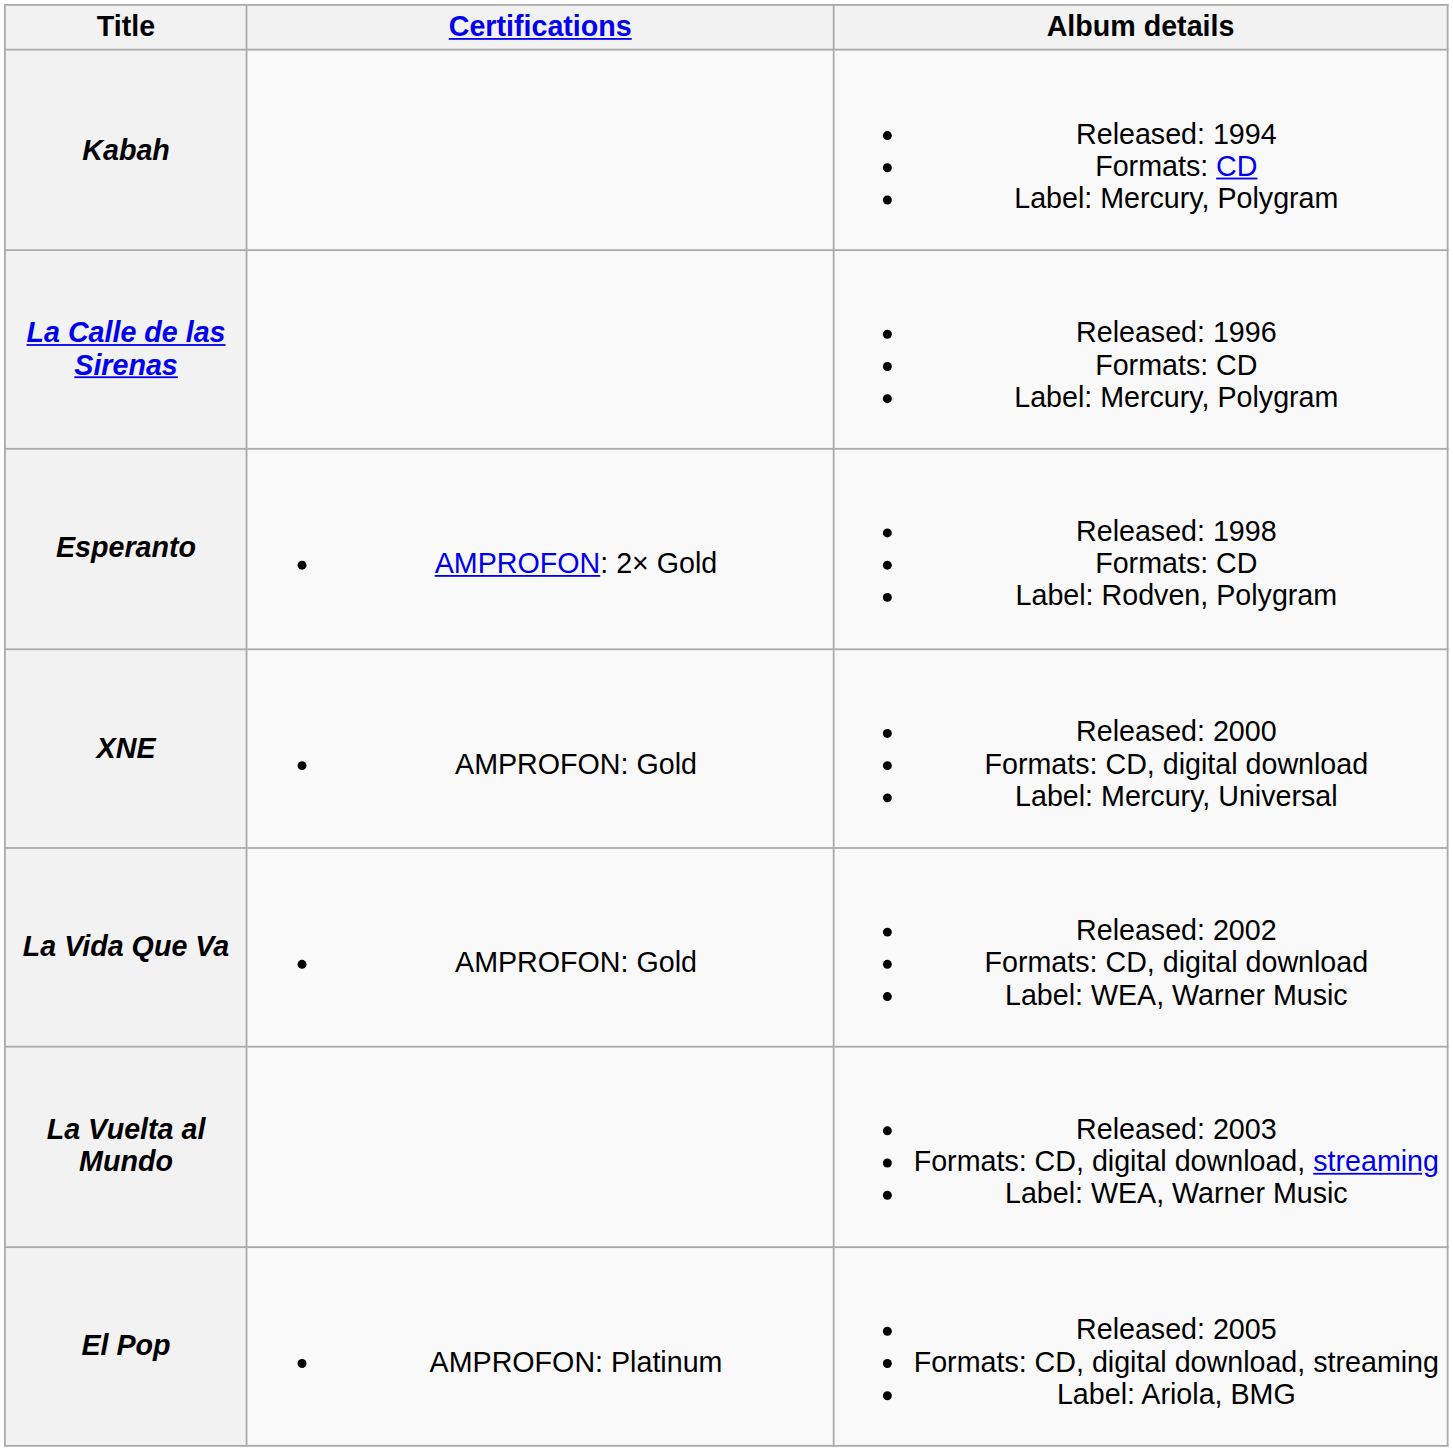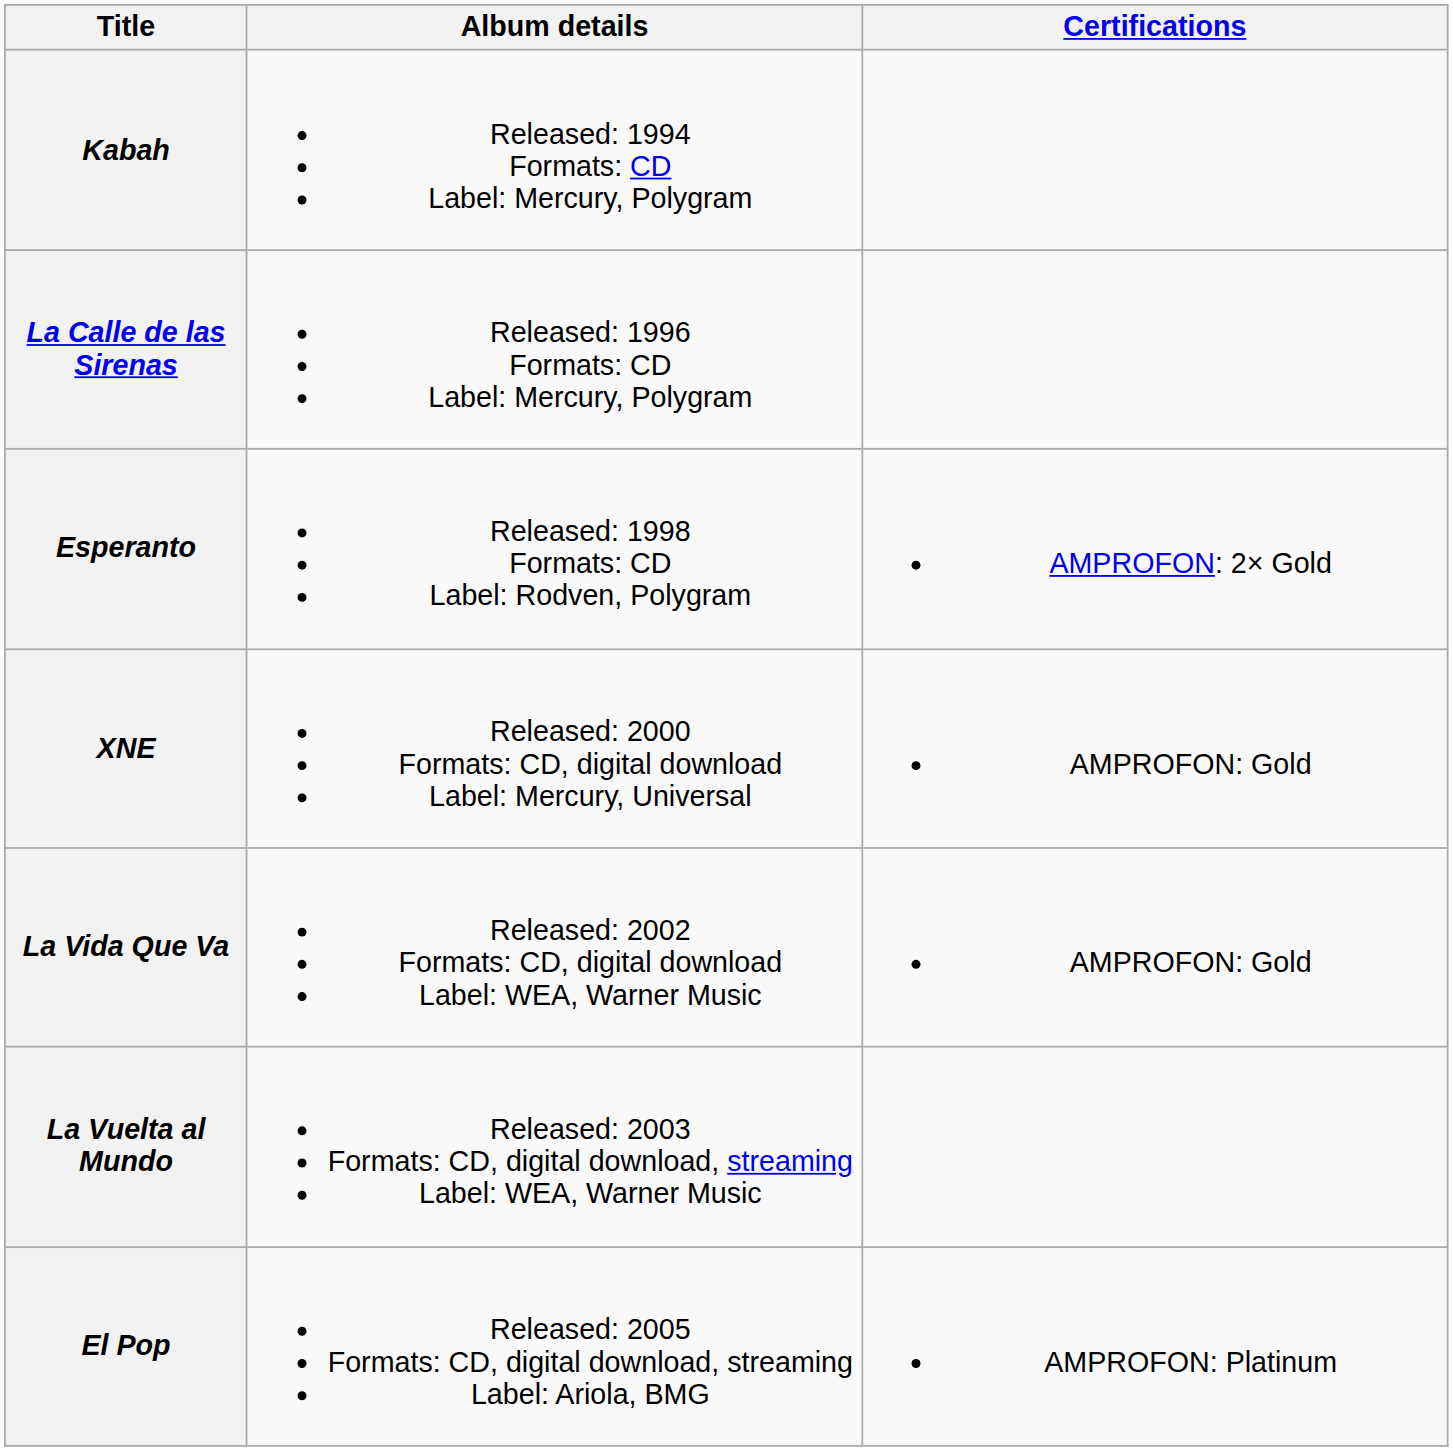columns swapped: (1141, 27) <-> (540, 27)
